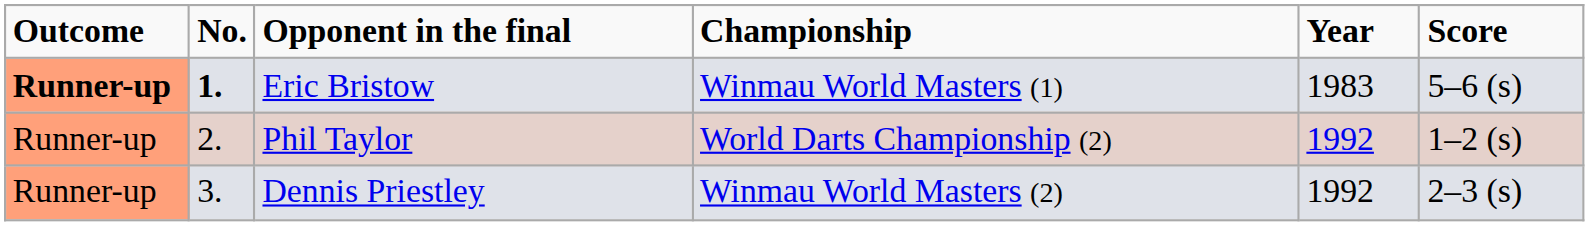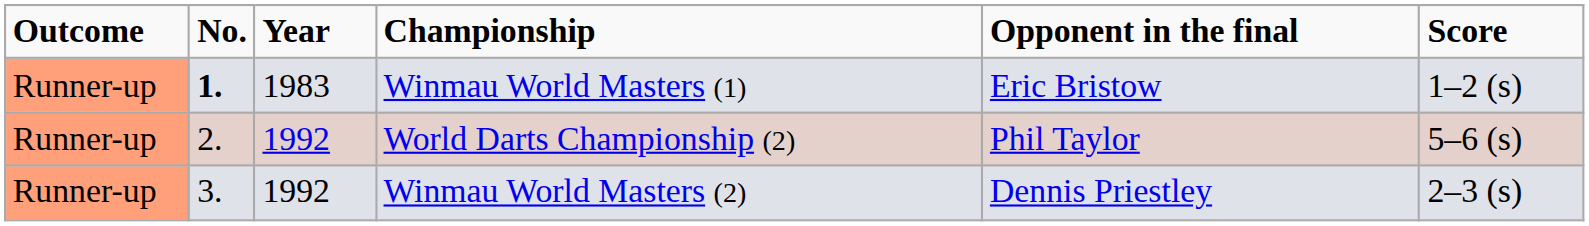columns swapped: (1340, 31) <-> (417, 31)
(92, 84) bold -> (85, 84) normal
(1475, 84) 5–6 (s) -> (1475, 84) 1–2 (s)
(1475, 138) 1–2 (s) -> (1475, 138) 5–6 (s)
